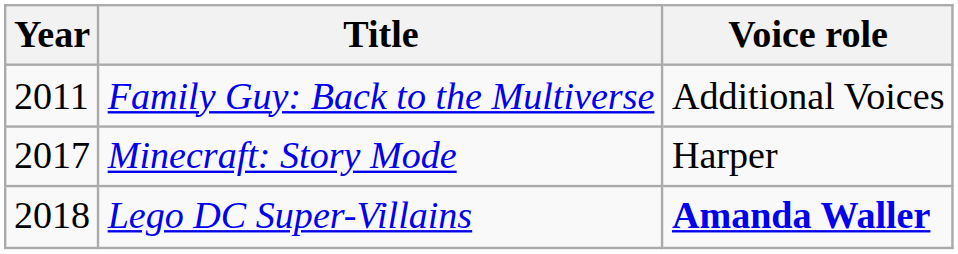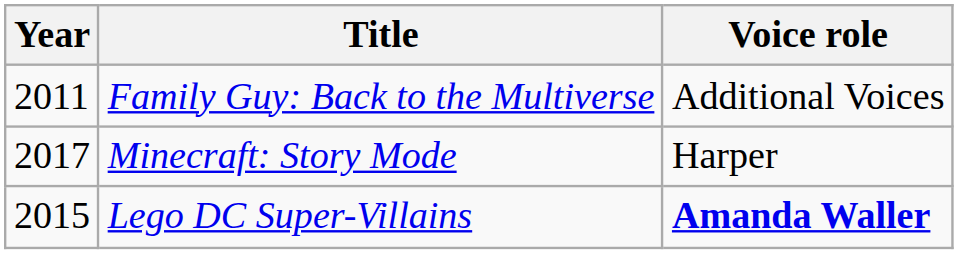(52, 215) 2018 -> (52, 215) 2015
